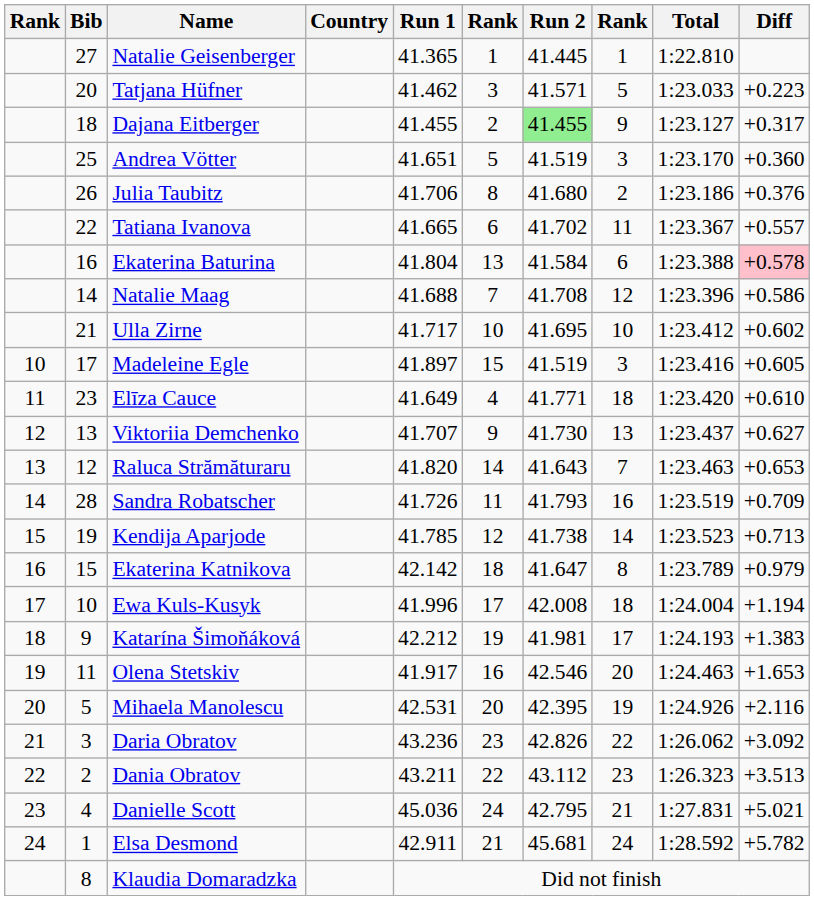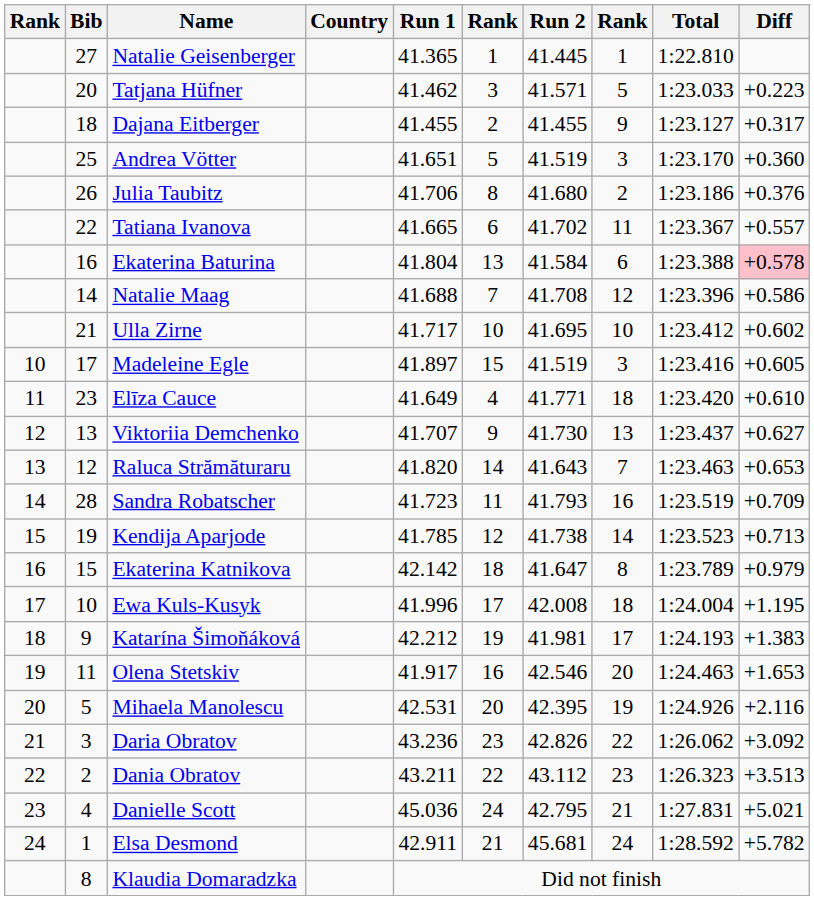(558, 124) lightgreen background -> (558, 124) no background
(428, 501) 41.726 -> (428, 501) 41.723
(774, 603) +1.194 -> (774, 603) +1.195
